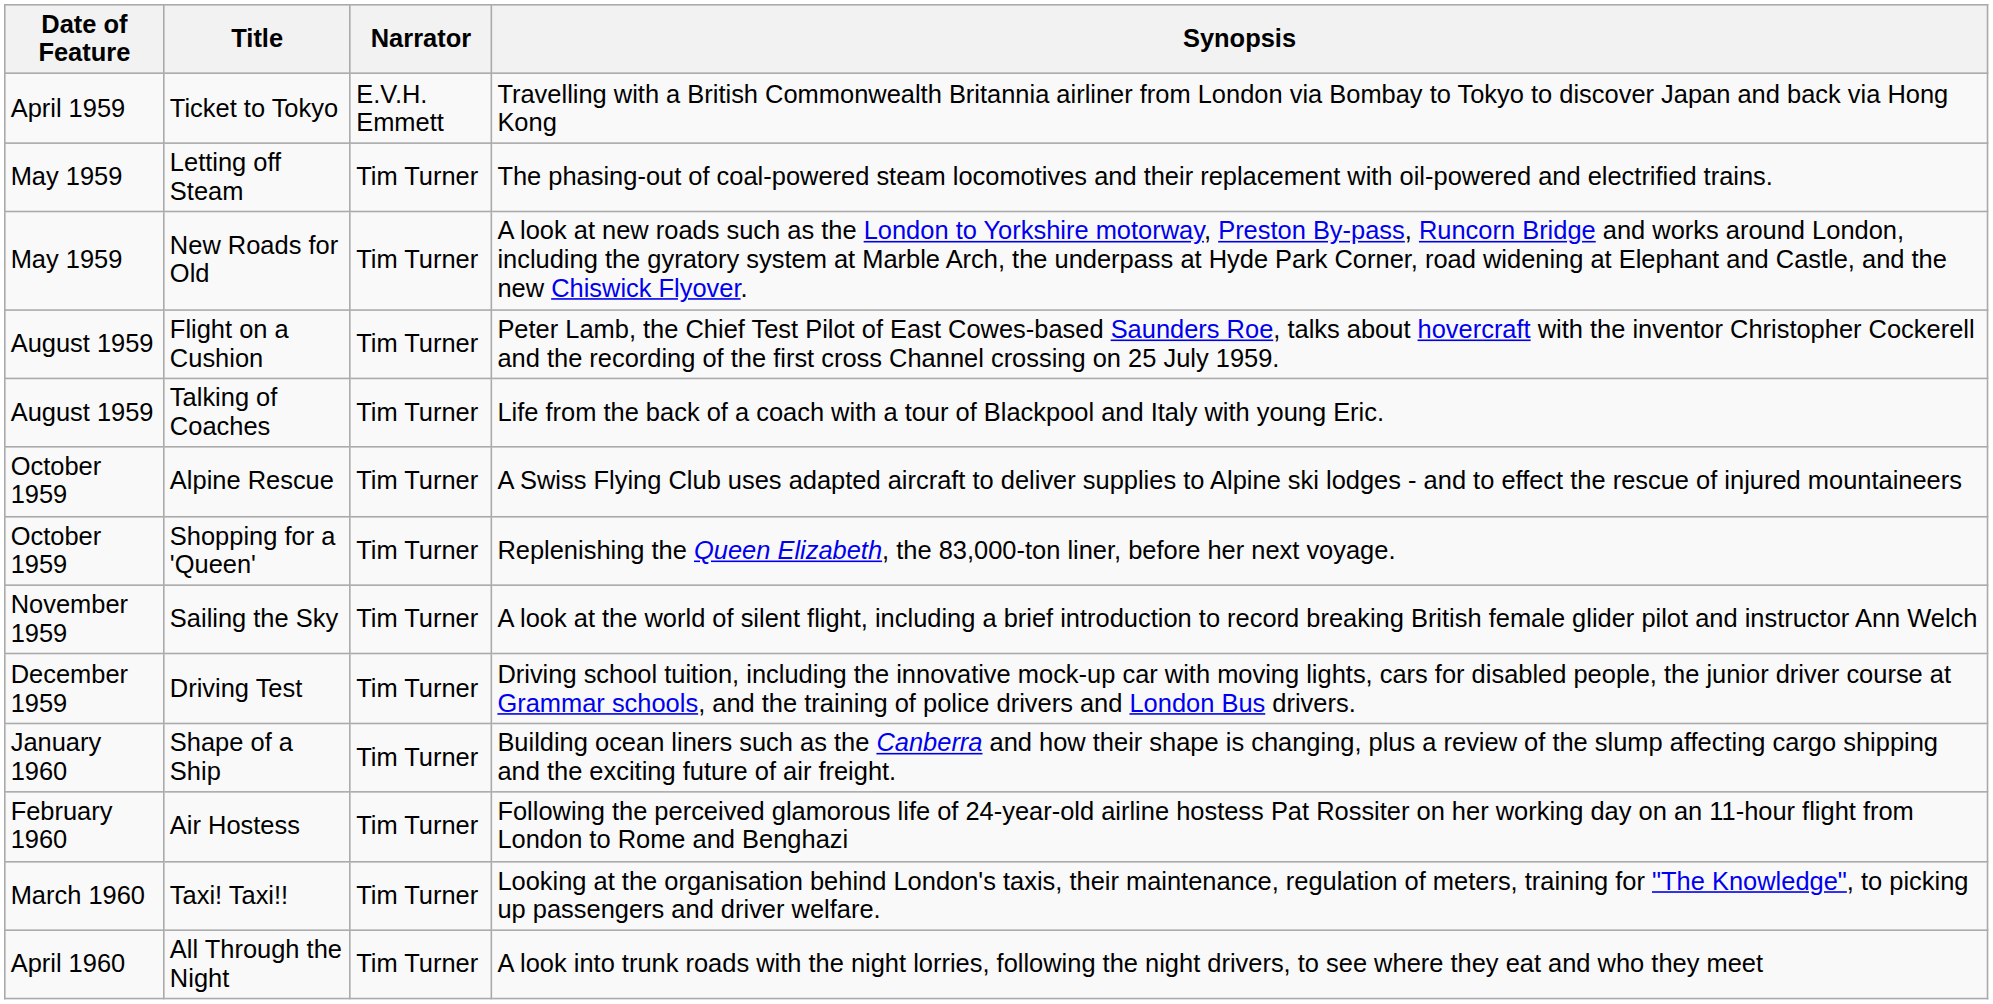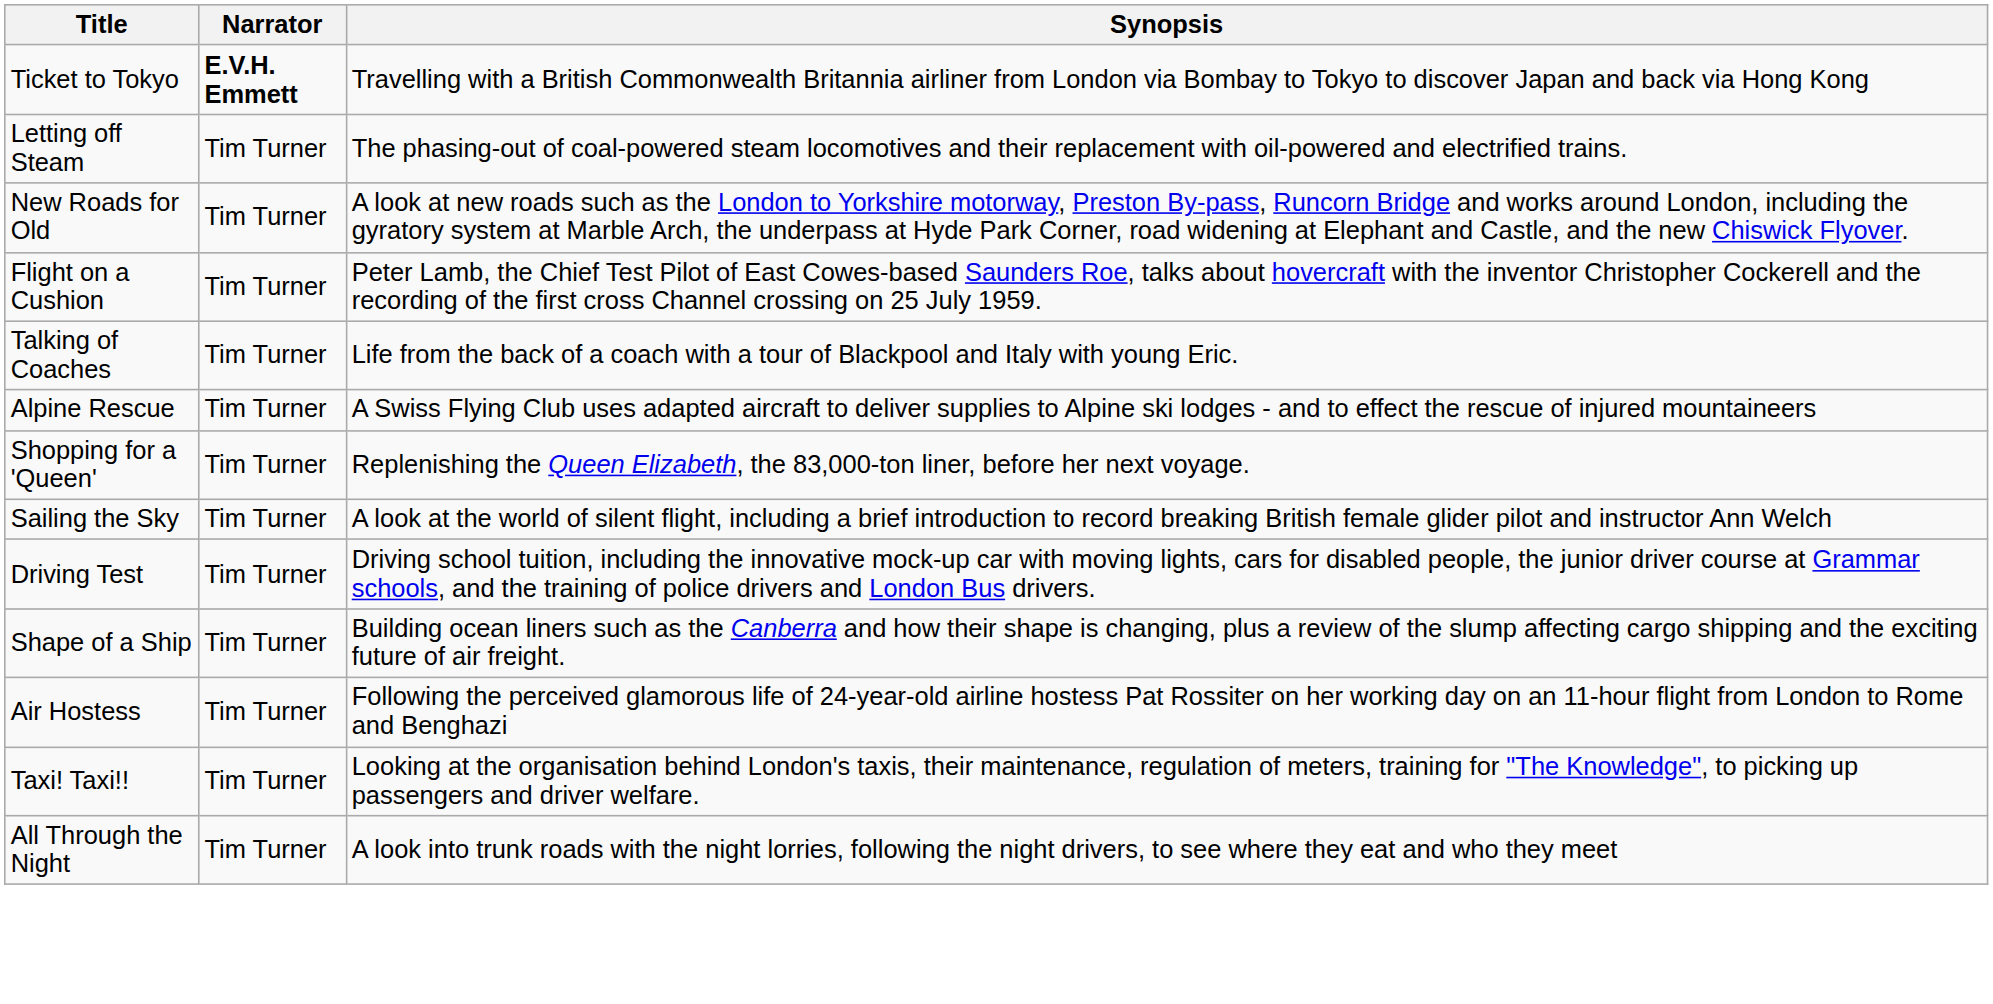- column: (84, 38)
(400, 107) normal -> (251, 79) bold
